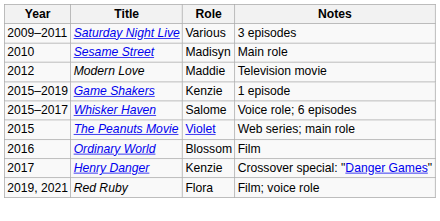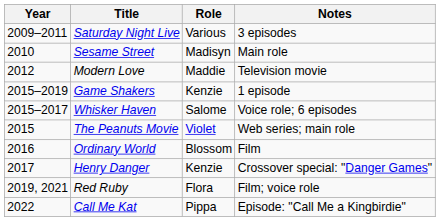+ row: (105, 206)
